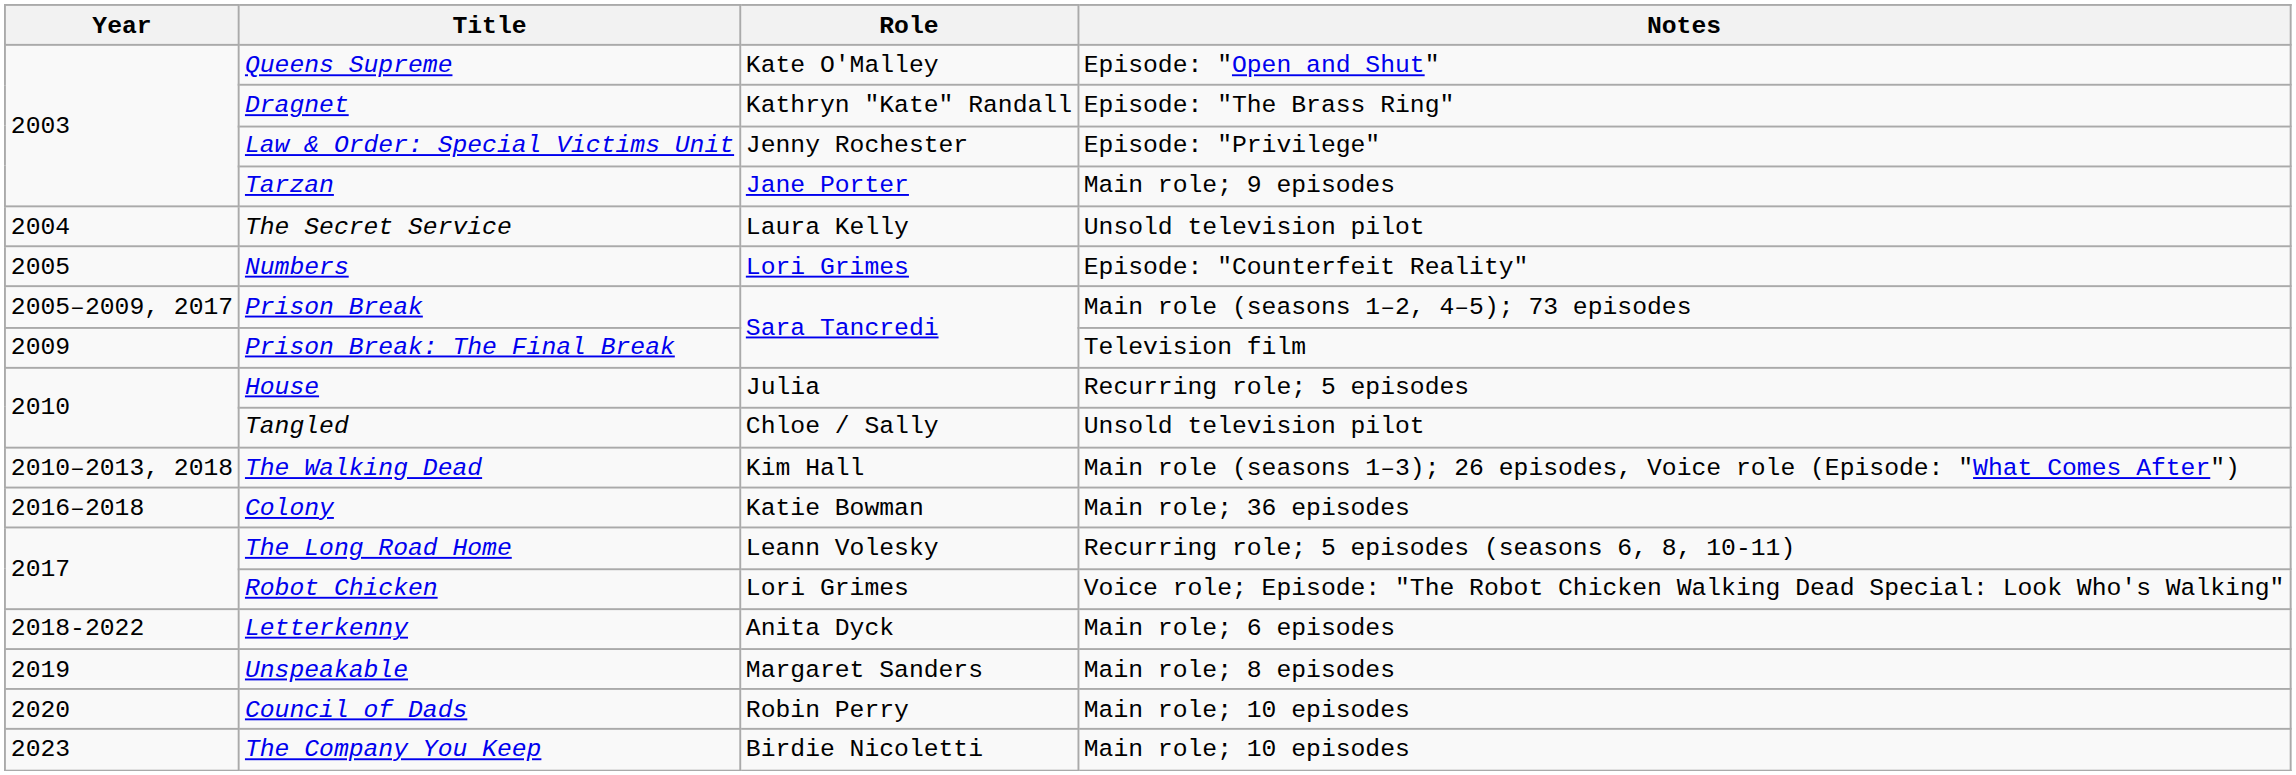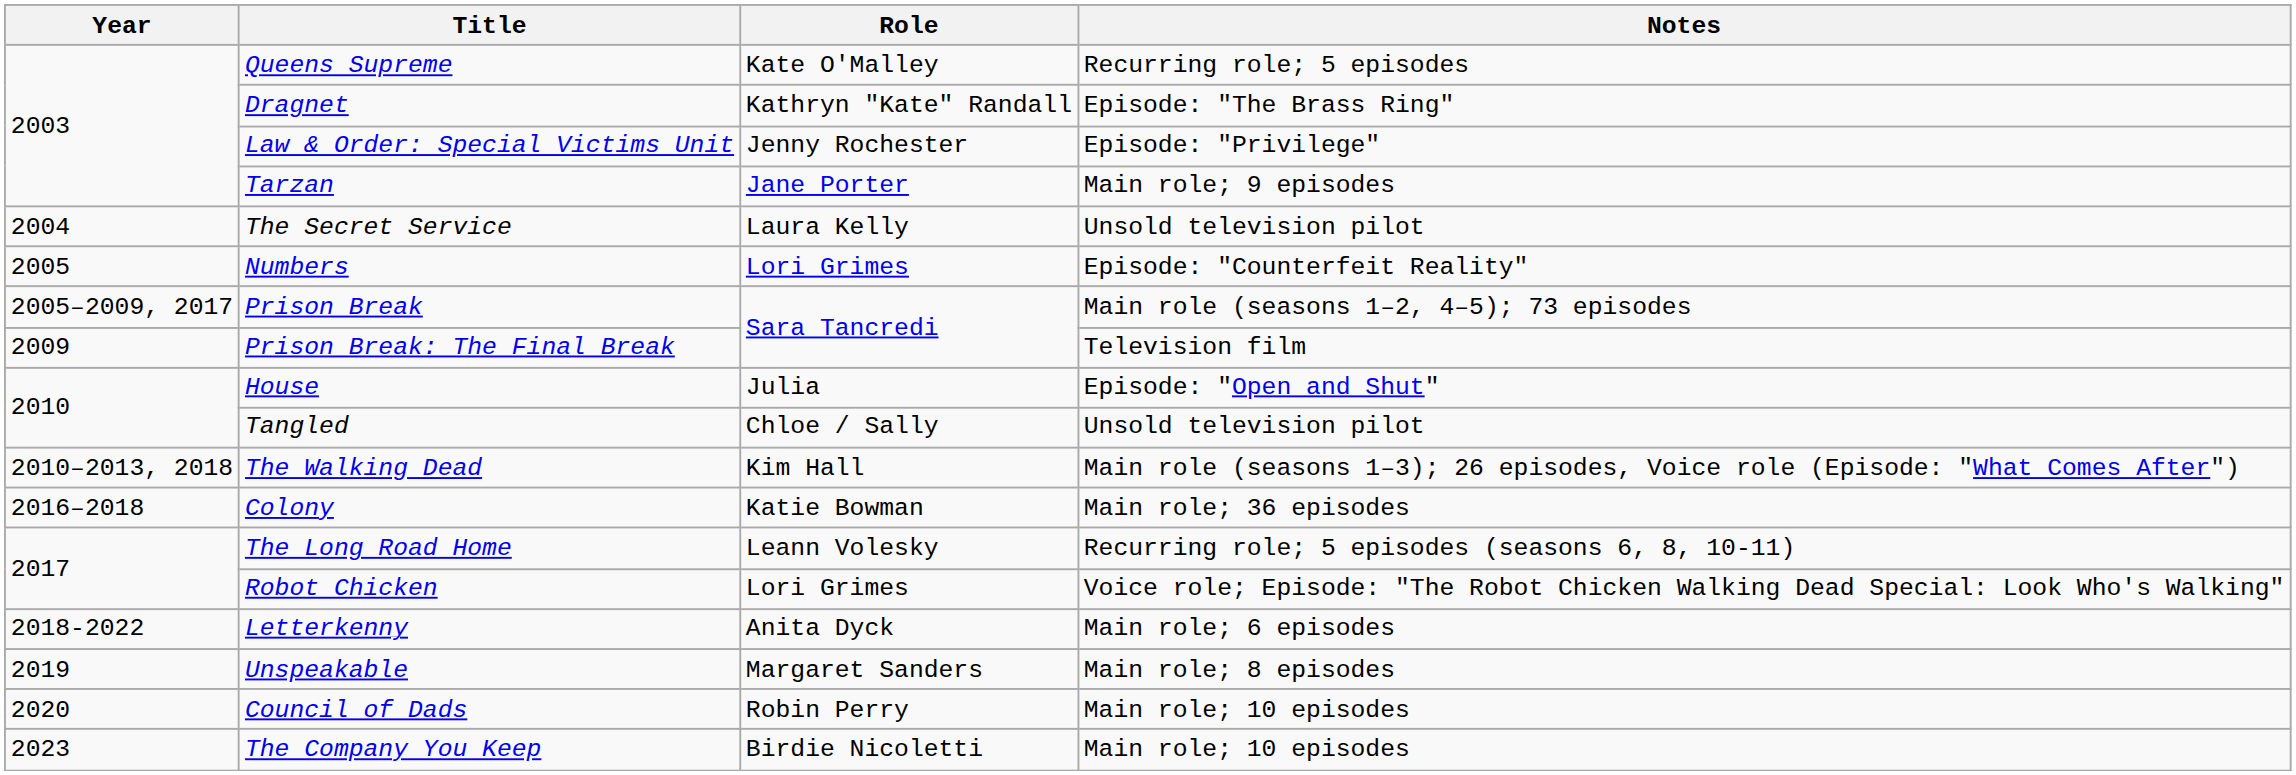(1262, 65) Episode: "Open and Shut" -> (1276, 65) Recurring role; 5 episodes
(1276, 387) Recurring role; 5 episodes -> (1262, 387) Episode: "Open and Shut"
